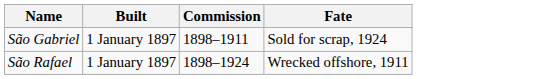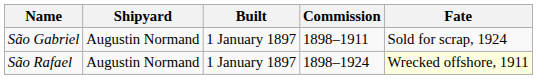+ column: (143, 16)
(338, 62) no background -> (458, 62) lightyellow background
